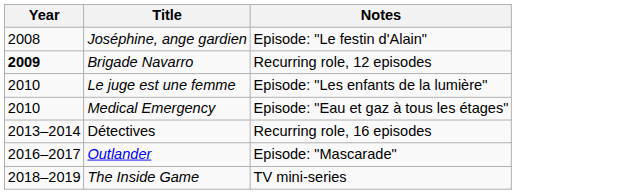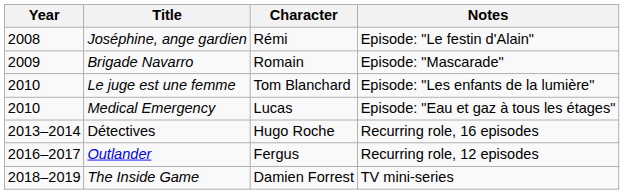+ column: (304, 16)
(24, 62) bold -> (24, 62) normal
(343, 62) Recurring role, 12 episodes -> (432, 62) Episode: "Mascarade"
(325, 154) Episode: "Mascarade" -> (450, 154) Recurring role, 12 episodes
